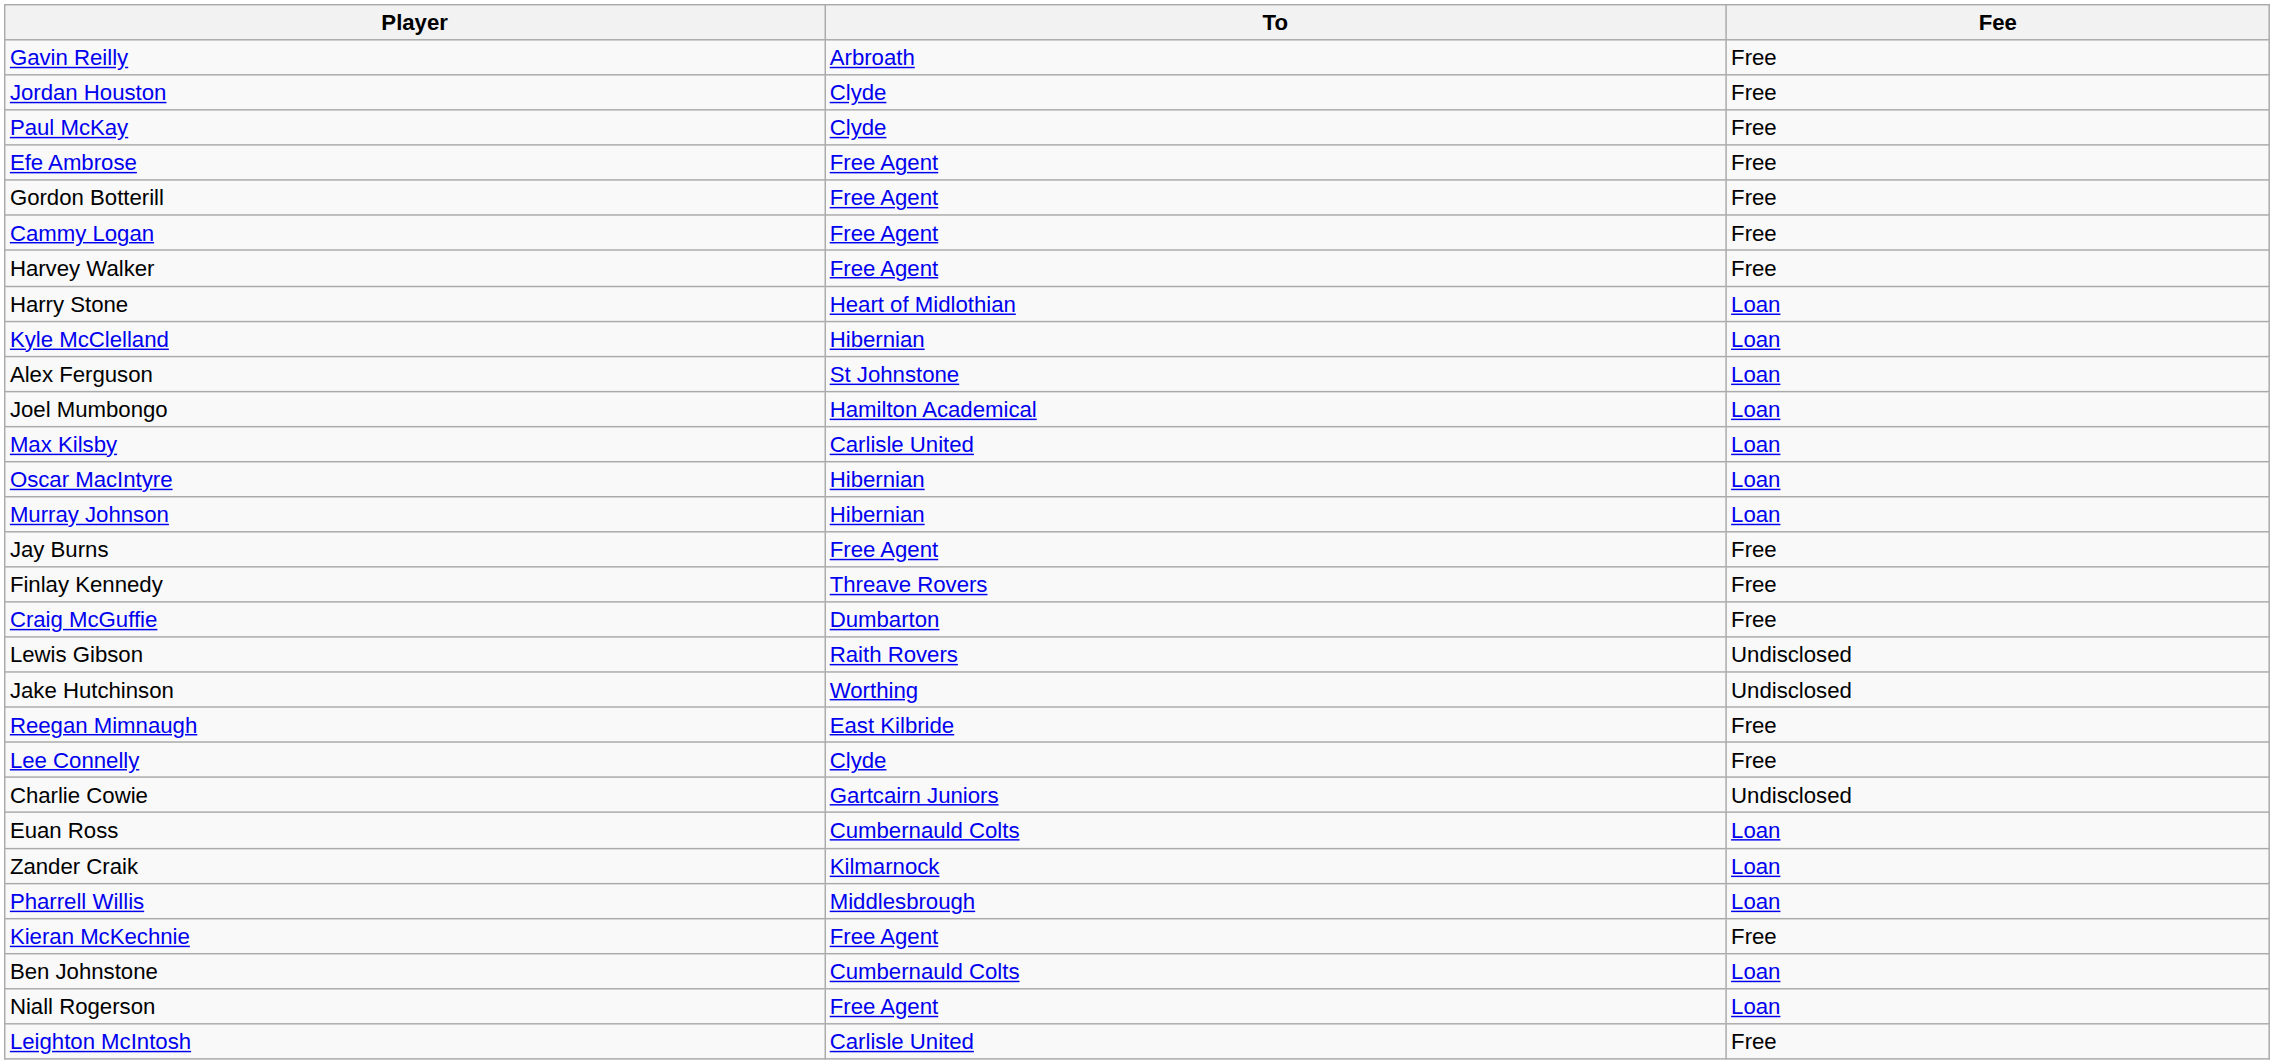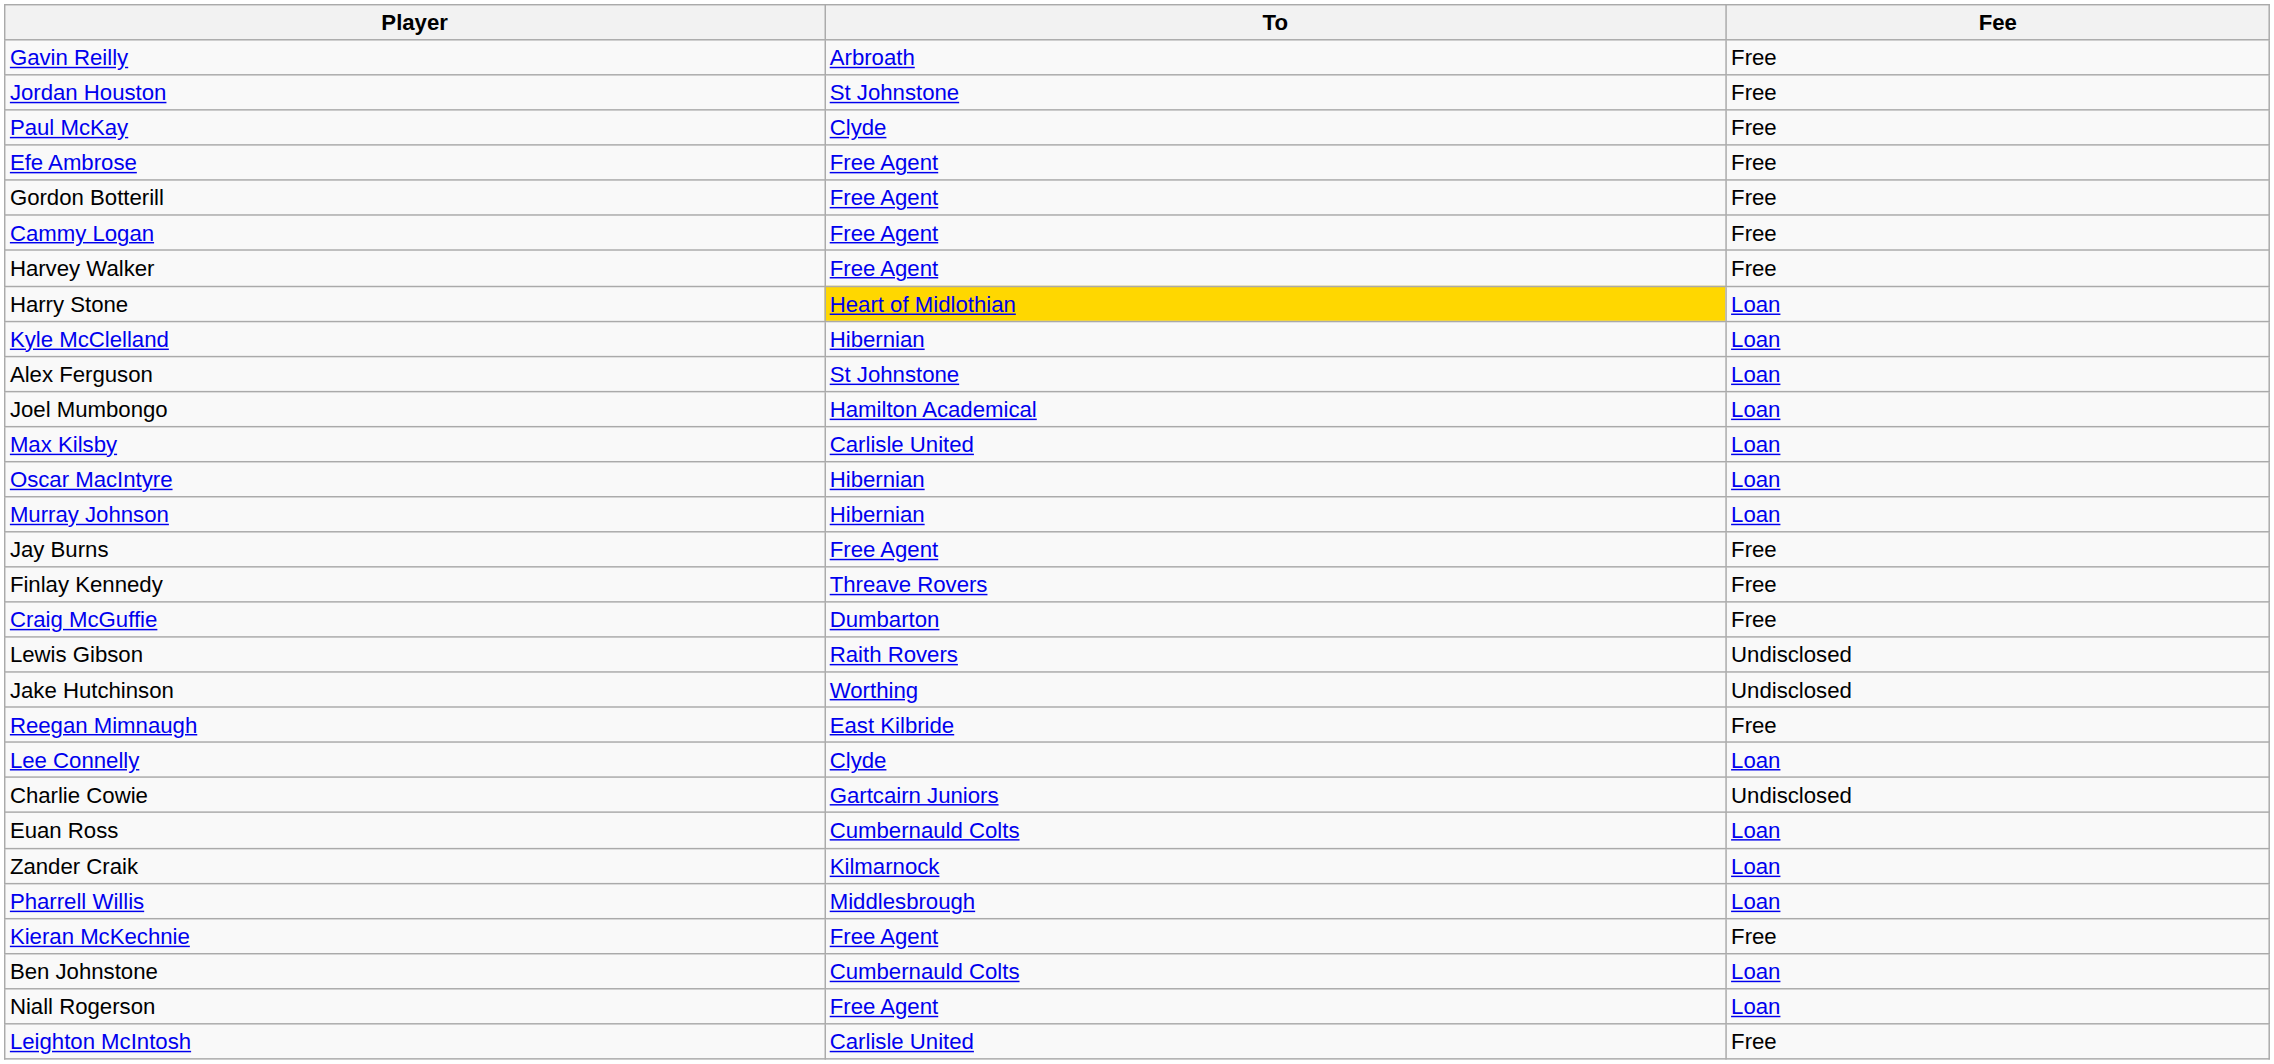(858, 93) Clyde -> (894, 93) St Johnstone
(923, 304) no background -> (923, 304) gold background
(1754, 760) Free -> (1756, 760) Loan
